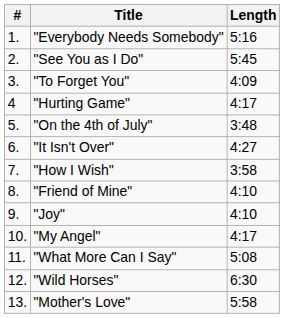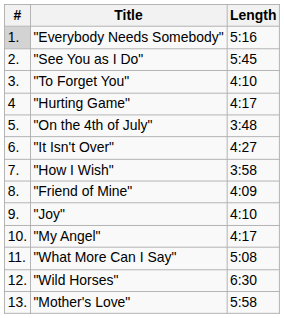(13, 37) no background -> (13, 37) lightgrey background
(244, 81) 4:09 -> (244, 81) 4:10
(244, 192) 4:10 -> (244, 192) 4:09
